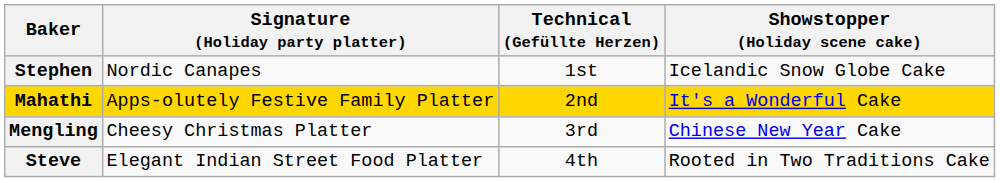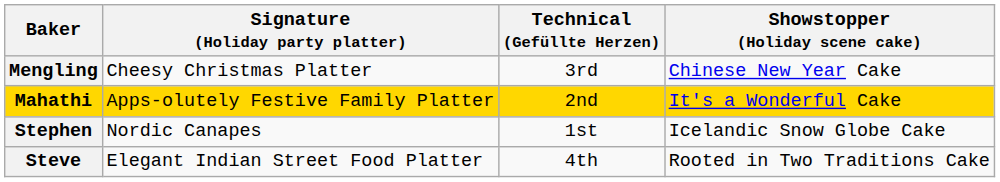rows swapped: (53, 131) <-> (53, 71)
